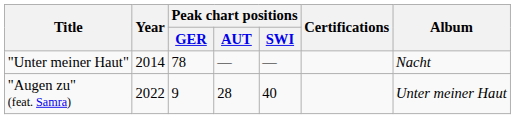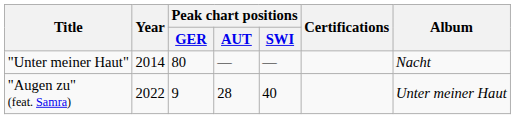(179, 62) 78 -> (179, 62) 80
